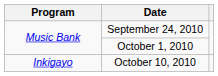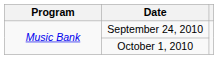- row: (155, 63)
